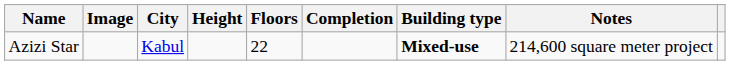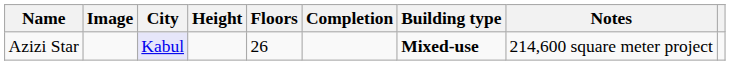(163, 45) no background -> (163, 45) lavender background
(259, 45) 22 -> (259, 45) 26
